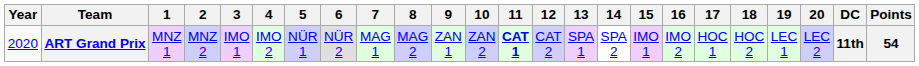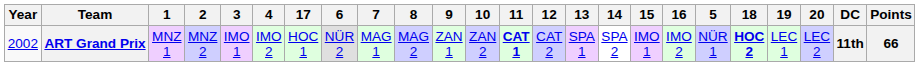columns swapped: (303, 15) <-> (713, 15)
(23, 44) 2020 -> (23, 44) 2002
(749, 44) normal -> (749, 44) bold
(891, 44) 54 -> (891, 44) 66
